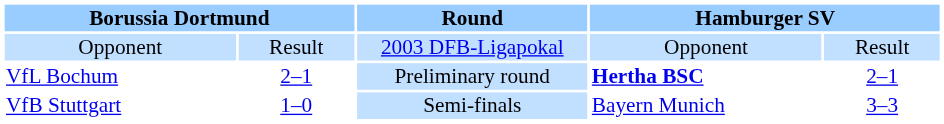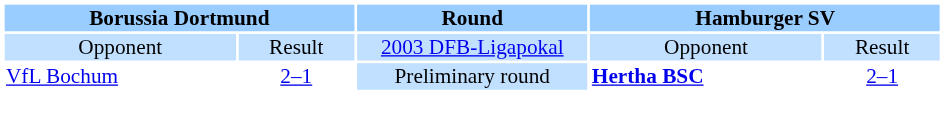- row: (64, 105)
